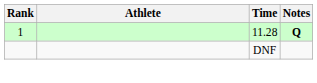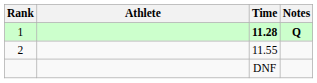(265, 31) normal -> (265, 31) bold
+ row: (20, 50)
